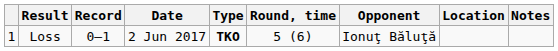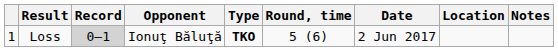columns swapped: (389, 15) <-> (167, 15)
(98, 36) no background -> (98, 36) lightgrey background
